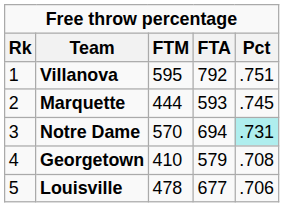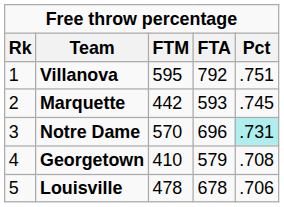(167, 104) 444 -> (167, 104) 442
(212, 132) 694 -> (212, 132) 696
(212, 188) 677 -> (212, 188) 678
